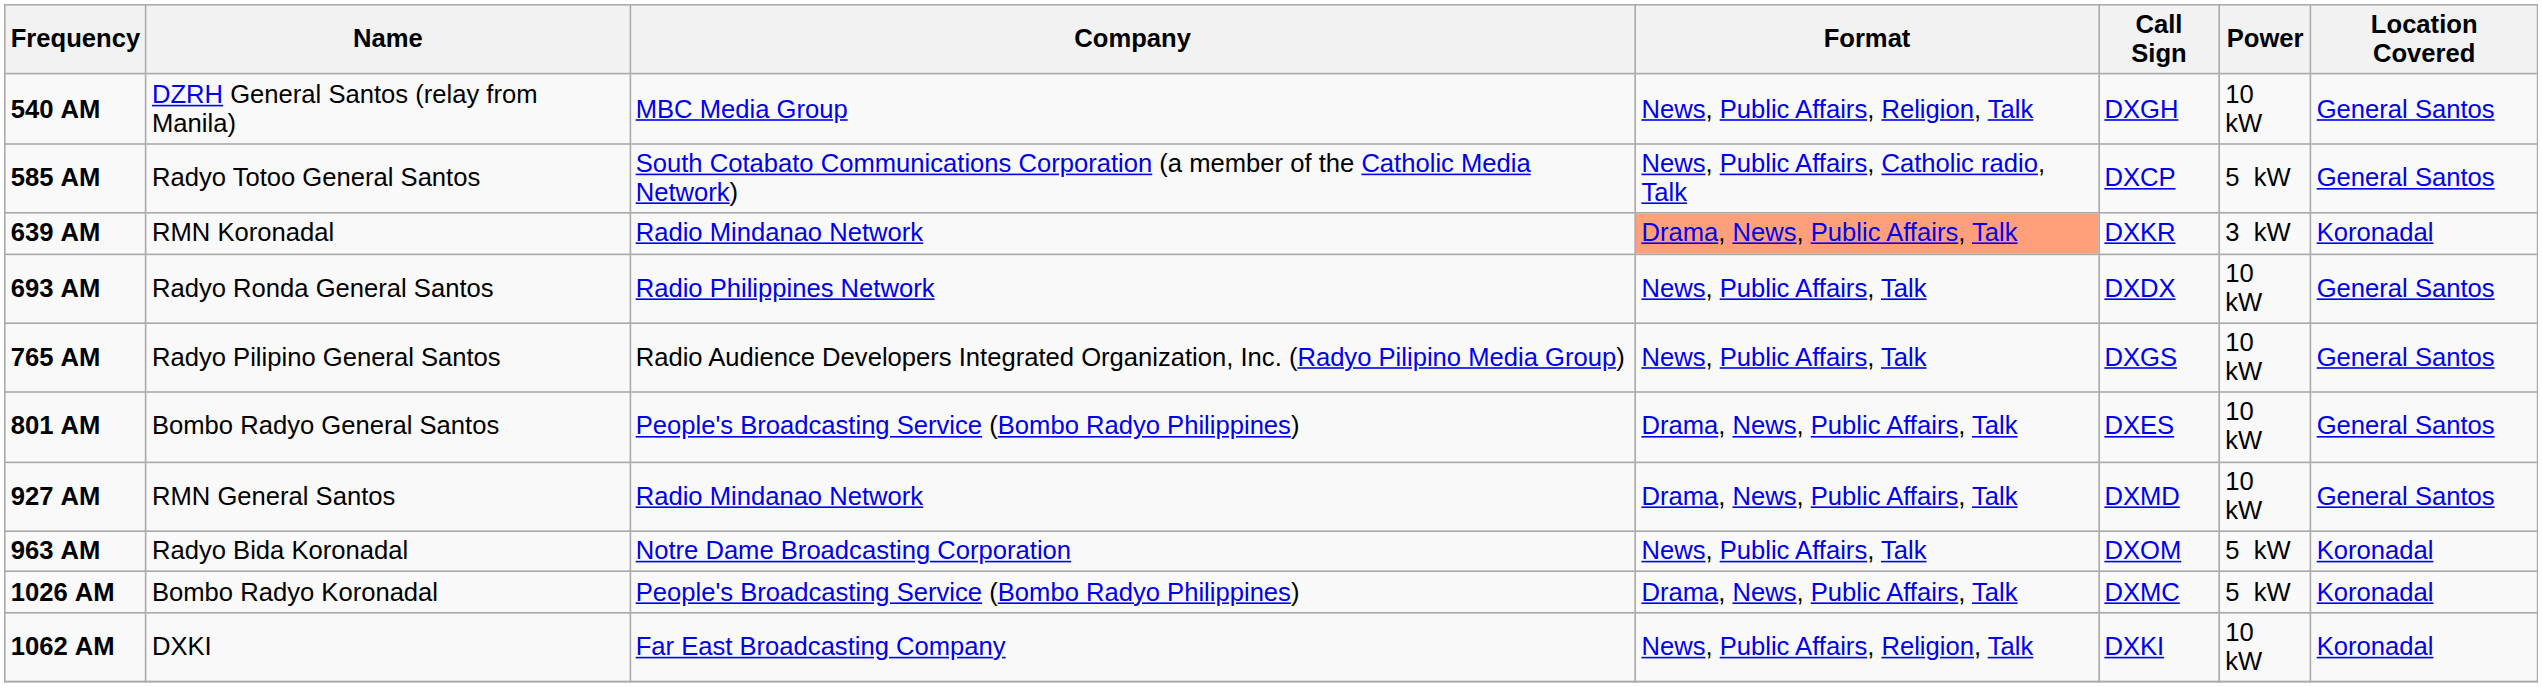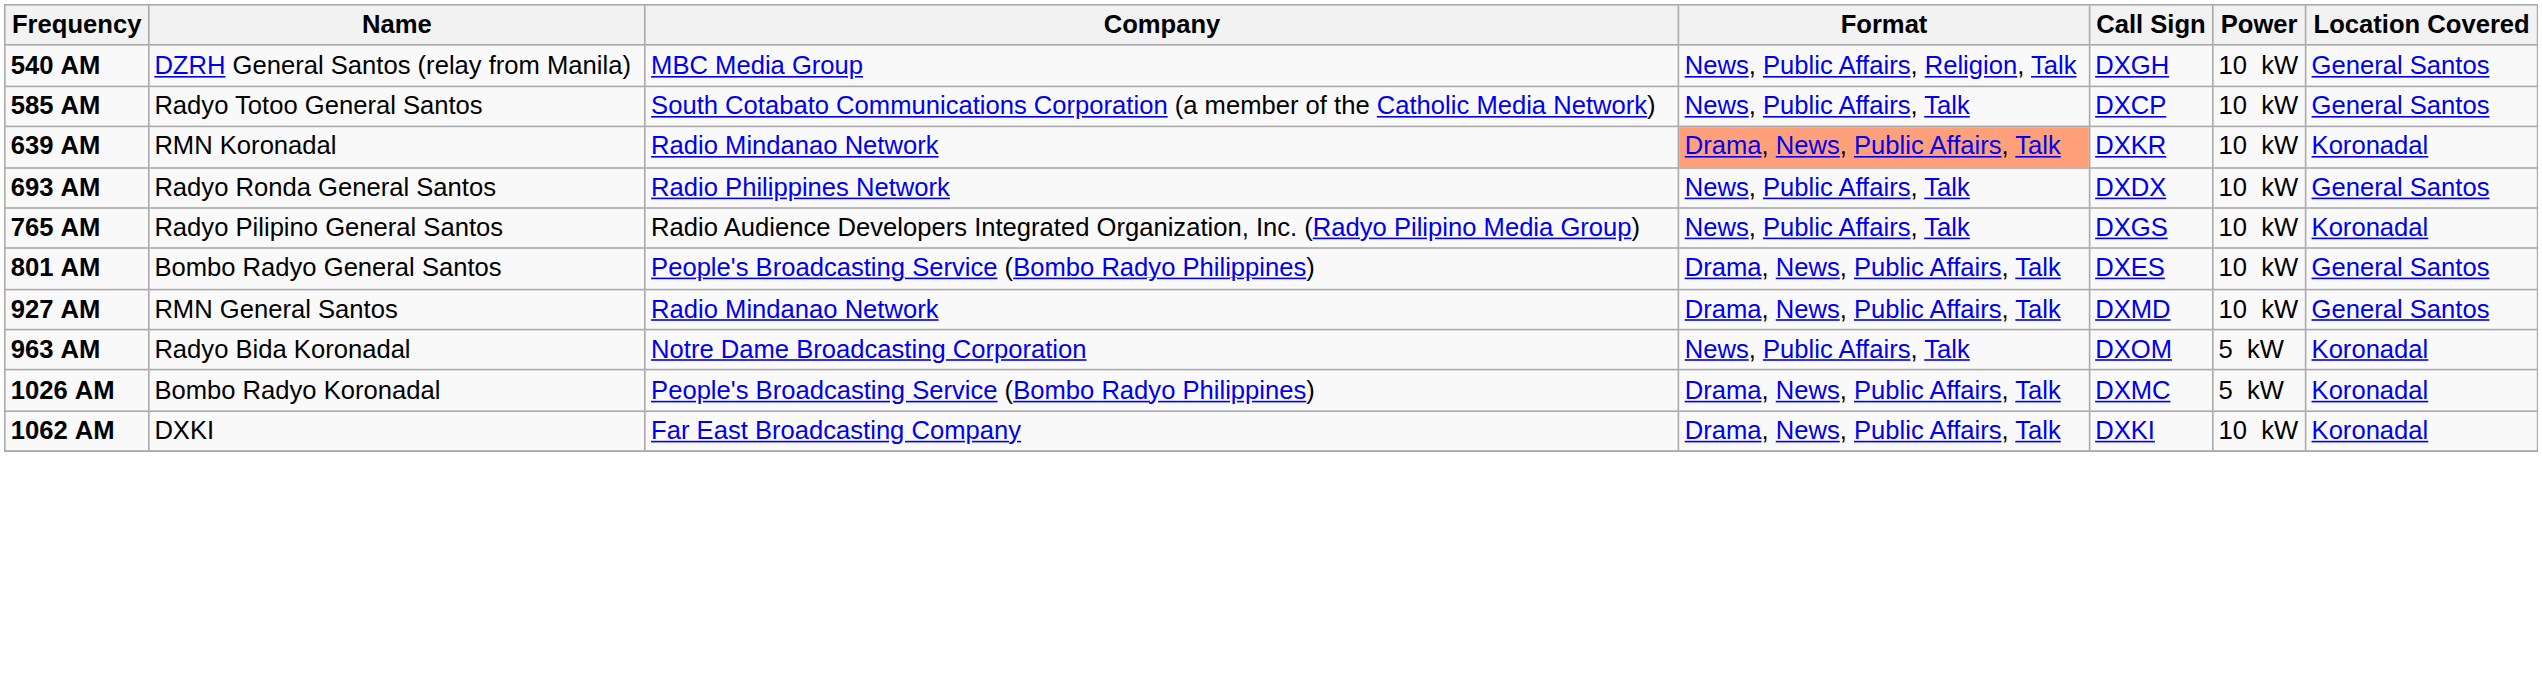(1843, 178) News, Public Affairs, Catholic radio, Talk -> (1827, 106) News, Public Affairs, Talk
(2258, 178) 5 kW -> (2258, 106) 10 kW
(2258, 233) 3 kW -> (2258, 146) 10 kW
(2406, 357) General Santos -> (2370, 227) Koronadal
(1837, 646) News, Public Affairs, Religion, Talk -> (1873, 430) Drama, News, Public Affairs, Talk
